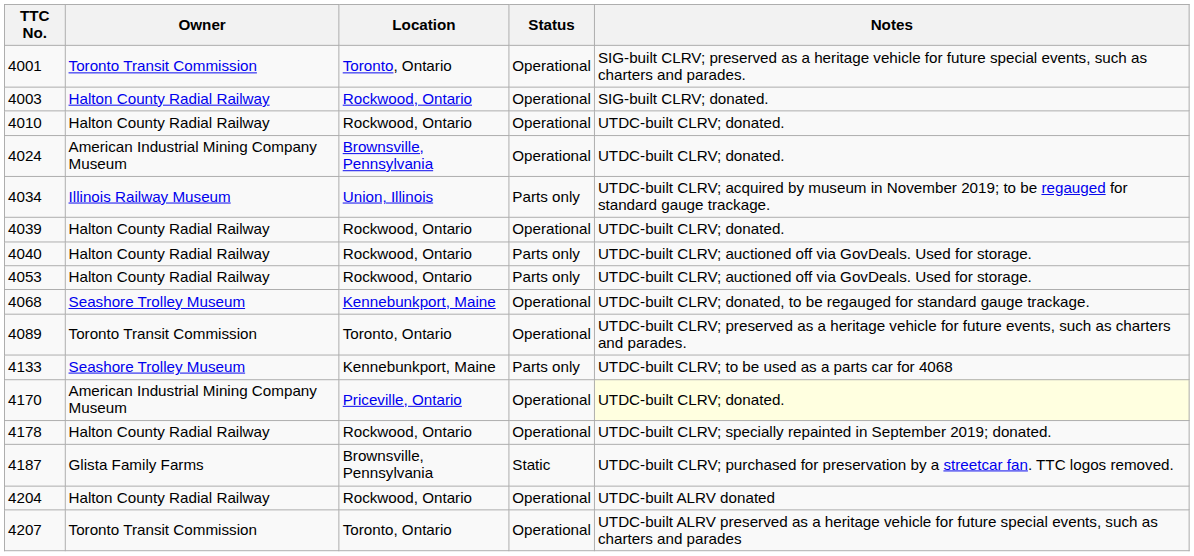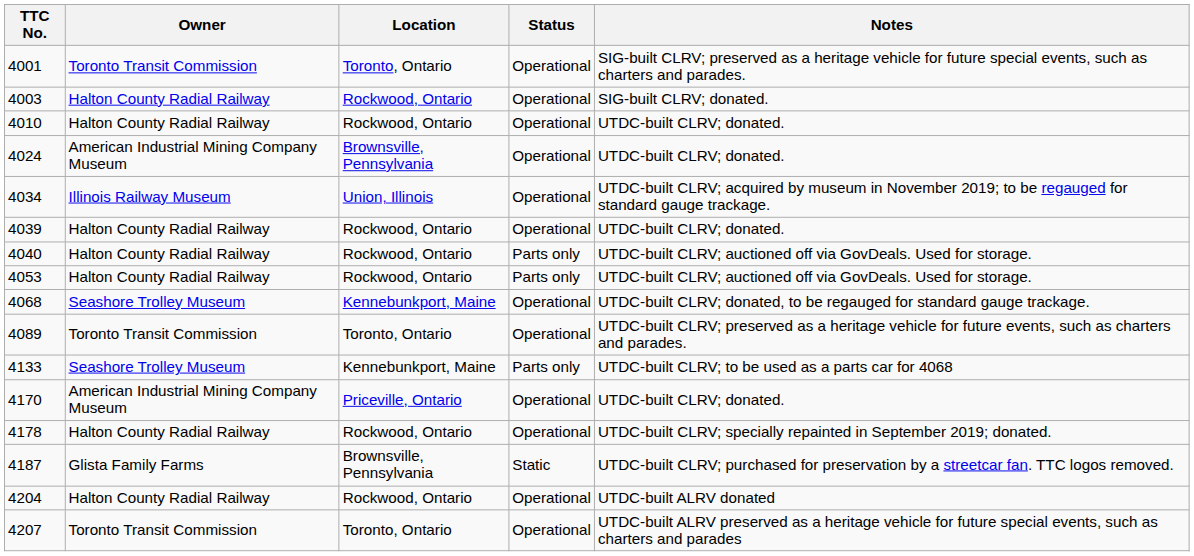(546, 196) Parts only -> (552, 196) Operational
(691, 399) lightyellow background -> (691, 399) no background
